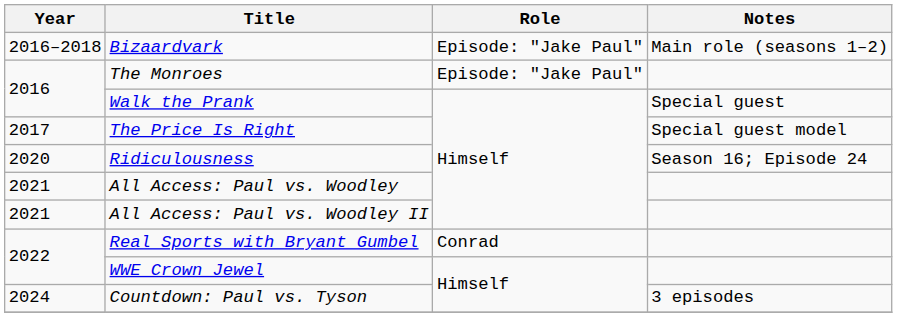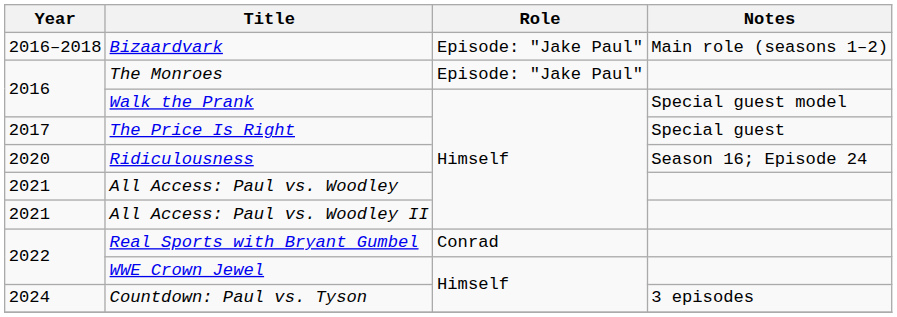(718, 103) Special guest -> (749, 103) Special guest model
(749, 131) Special guest model -> (718, 131) Special guest
